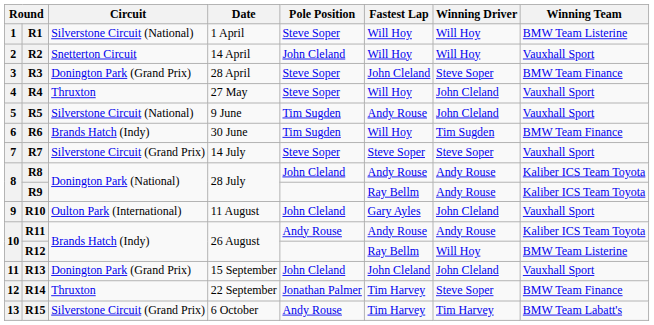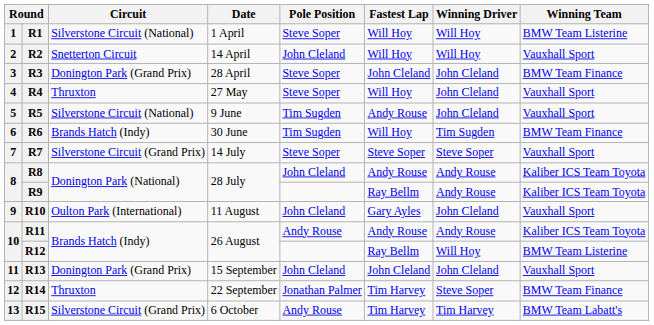(465, 73) Steve Soper -> (467, 73) John Cleland
